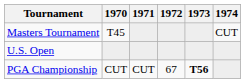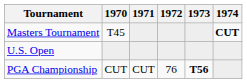(227, 32) normal -> (227, 32) bold
(171, 69) 67 -> (171, 69) 76
